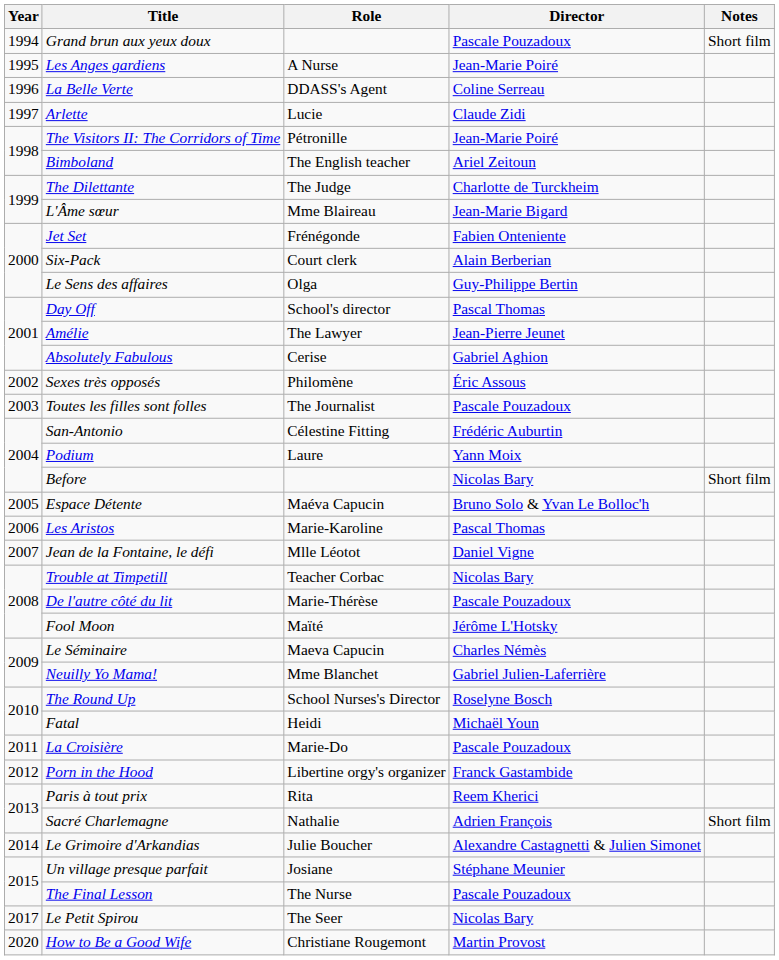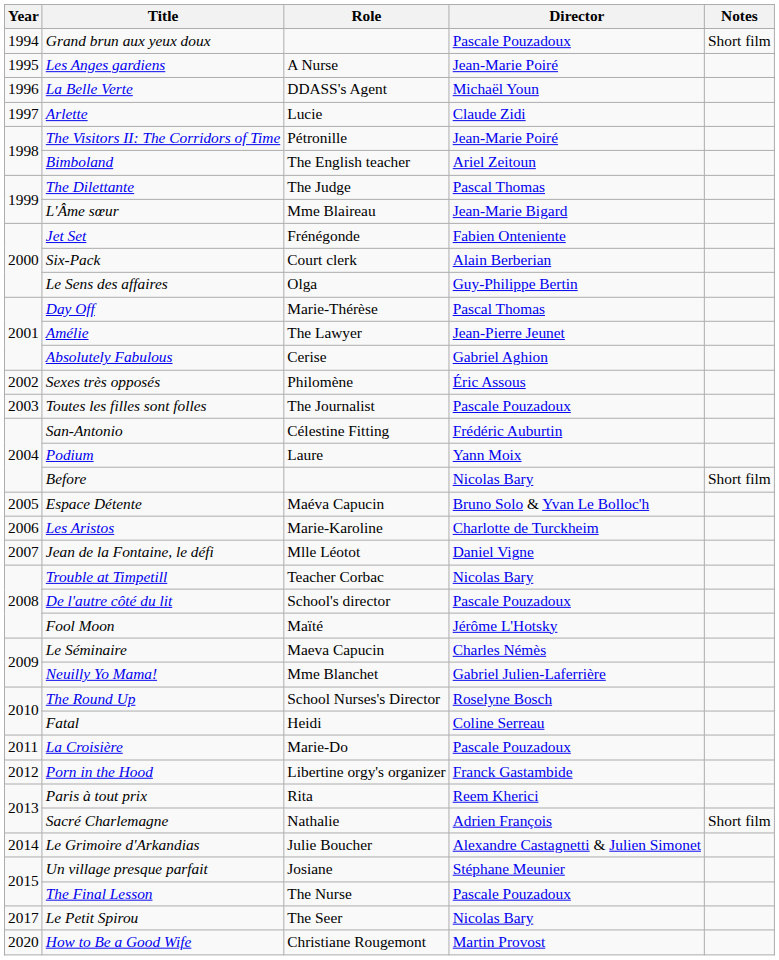(499, 89) Coline Serreau -> (496, 89) Michaël Youn
(526, 187) Charlotte de Turckheim -> (499, 187) Pascal Thomas
(339, 308) School's director -> (333, 308) Marie-Thérèse
(499, 528) Pascal Thomas -> (526, 528) Charlotte de Turckheim
(333, 601) Marie-Thérèse -> (339, 601) School's director
(496, 723) Michaël Youn -> (499, 723) Coline Serreau
